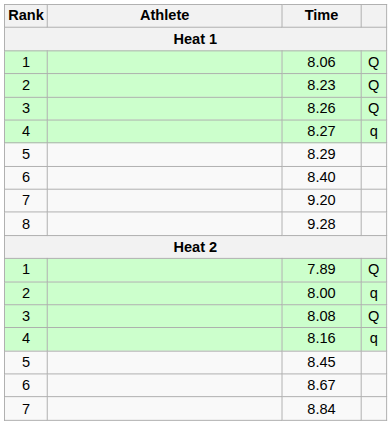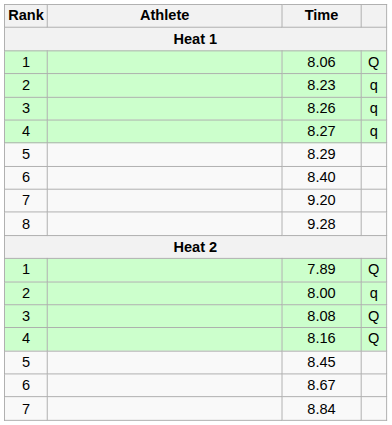(374, 85) Q -> (374, 85) q
(374, 108) Q -> (374, 108) q
(374, 339) q -> (374, 339) Q
